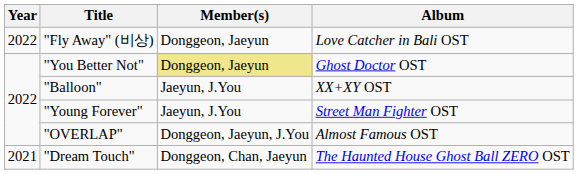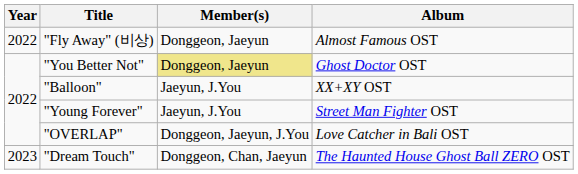(392, 40) Love Catcher in Bali OST -> (377, 40) Almost Famous OST
(377, 134) Almost Famous OST -> (392, 134) Love Catcher in Bali OST
(22, 157) 2021 -> (22, 157) 2023
